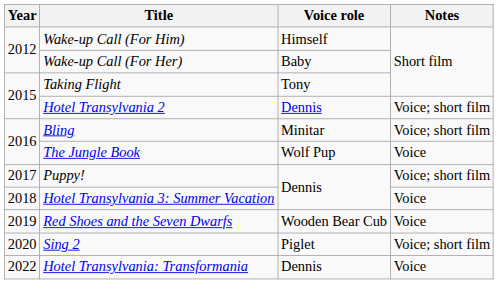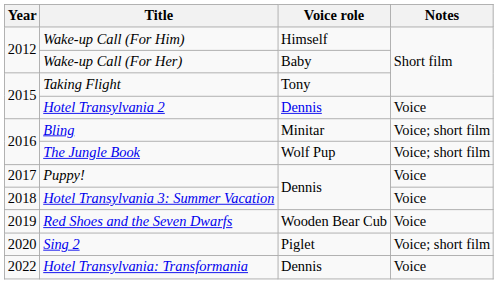(442, 107) Voice; short film -> (410, 107) Voice
(410, 152) Voice -> (442, 152) Voice; short film
(442, 175) Voice; short film -> (410, 175) Voice
